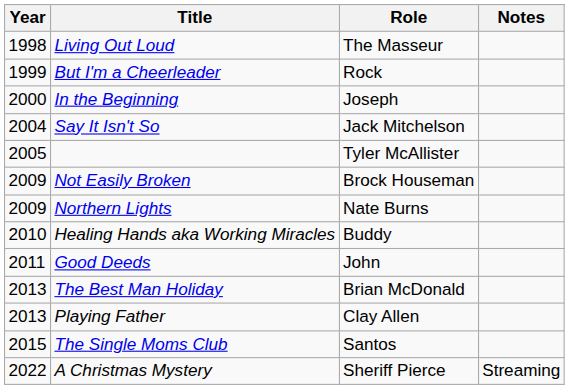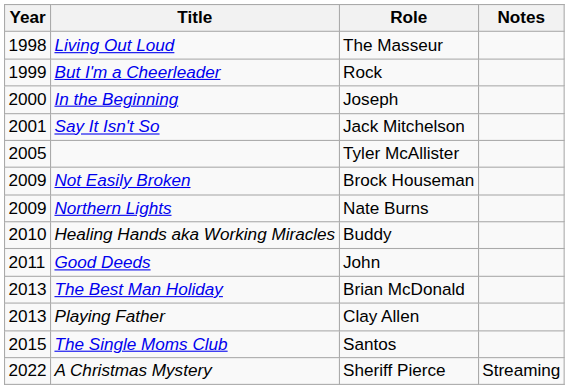(28, 126) 2004 -> (28, 126) 2001
